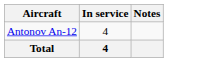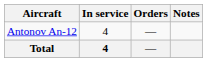+ column: (151, 13)
